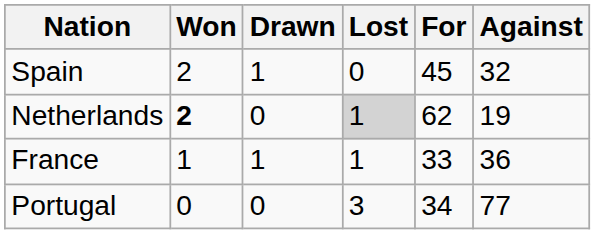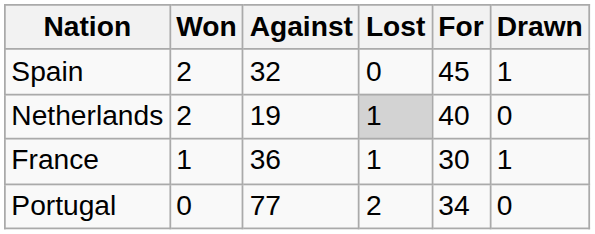columns swapped: (293, 26) <-> (531, 26)
(184, 116) bold -> (184, 116) normal
(437, 116) 62 -> (454, 116) 40
(437, 160) 33 -> (454, 160) 30
(357, 205) 3 -> (374, 205) 2
